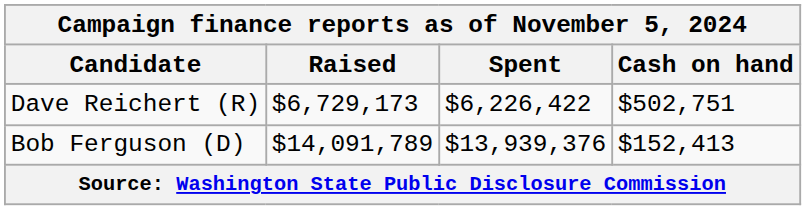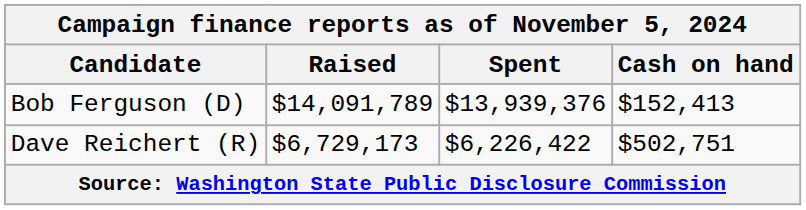rows swapped: (128, 144) <-> (135, 105)
